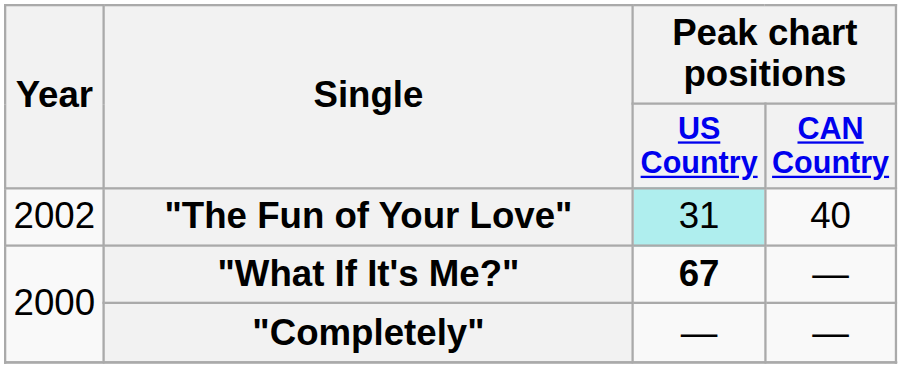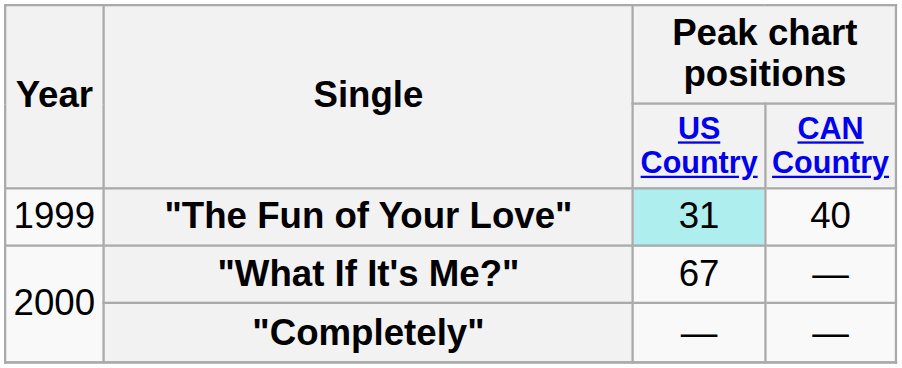(54, 216) 2002 -> (54, 216) 1999
(699, 274) bold -> (699, 274) normal
